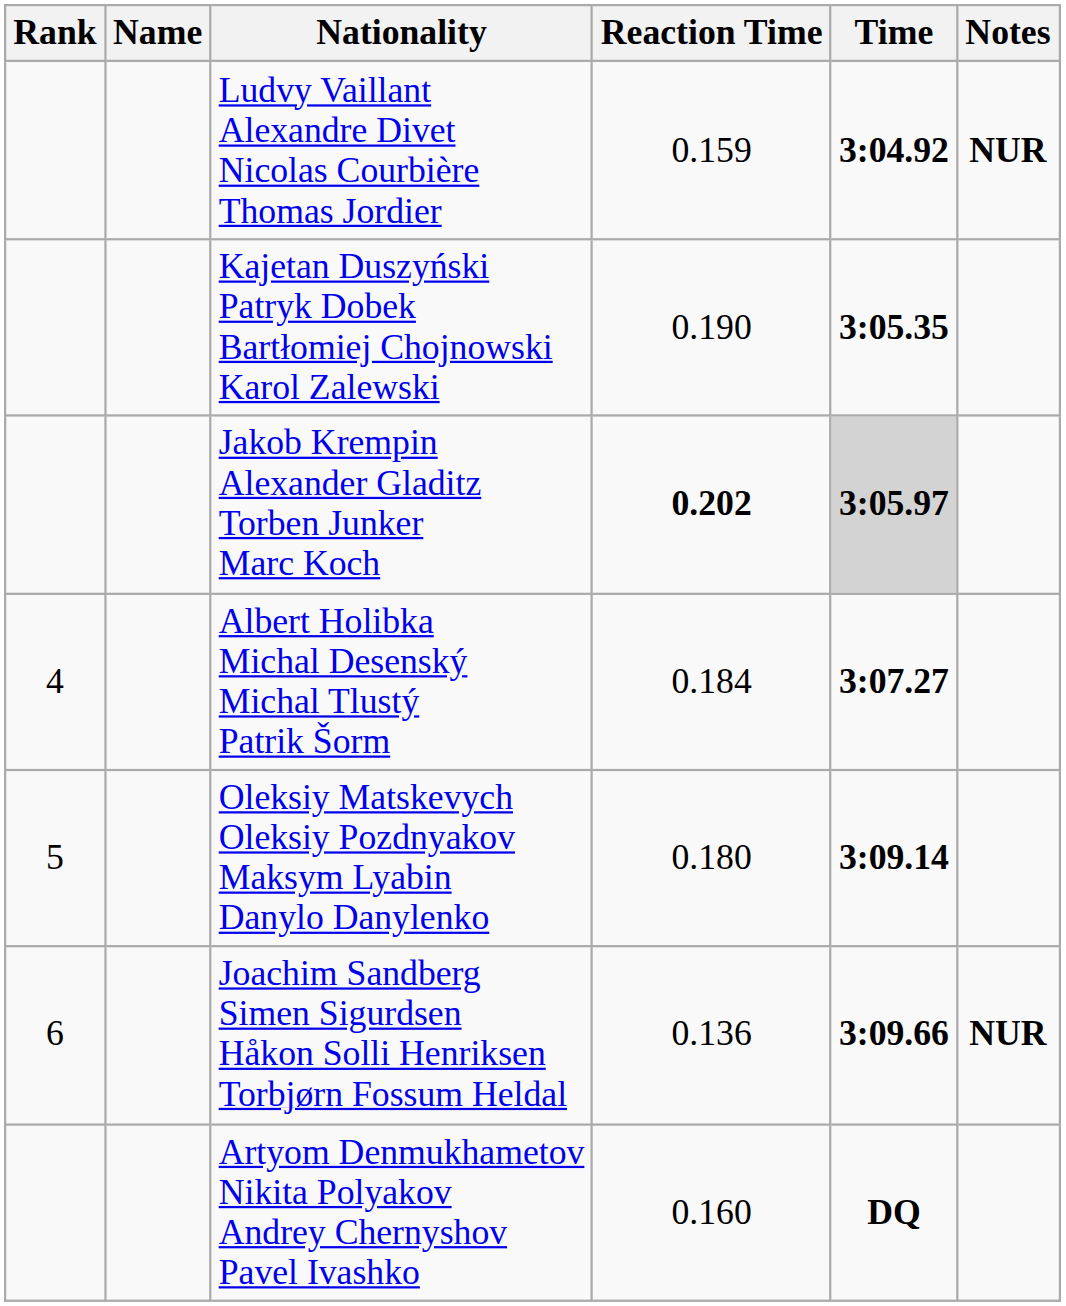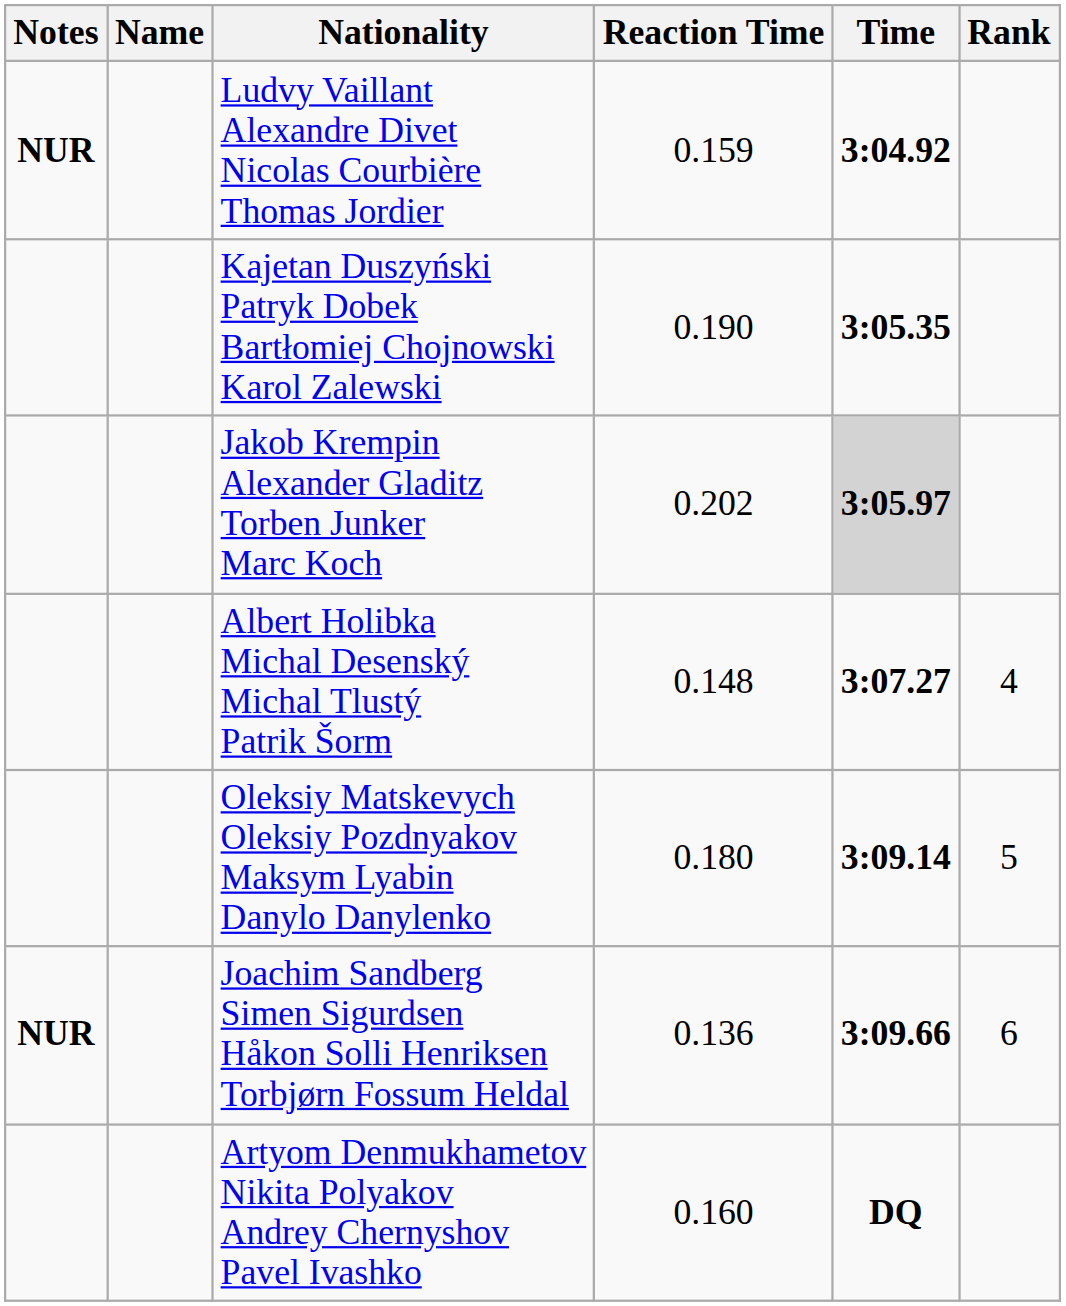columns swapped: (55, 32) <-> (1008, 32)
(712, 503) bold -> (714, 503) normal
(712, 680) 0.184 -> (714, 680) 0.148
